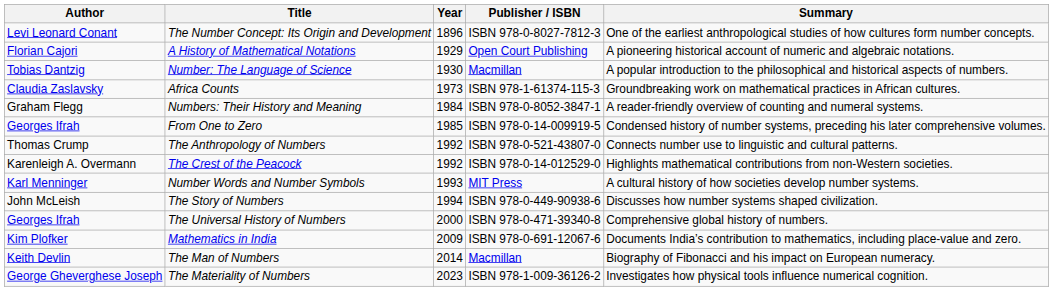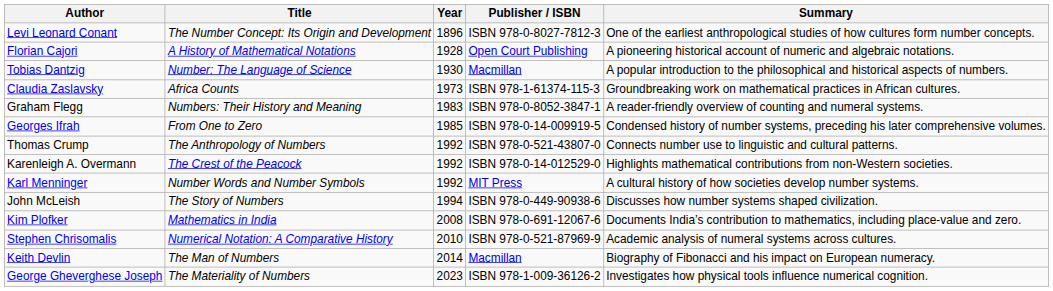(450, 51) 1929 -> (450, 51) 1928
(450, 107) 1984 -> (450, 107) 1983
(450, 182) 1993 -> (450, 182) 1992
- row: (257, 220)
(450, 239) 2009 -> (450, 220) 2008
+ row: (280, 239)
